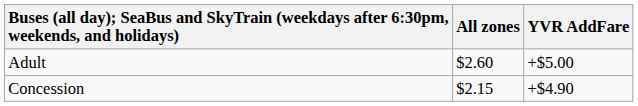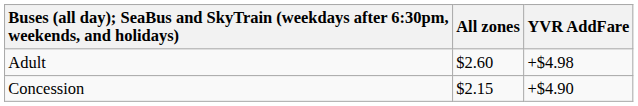(551, 62) +$5.00 -> (551, 62) +$4.98
